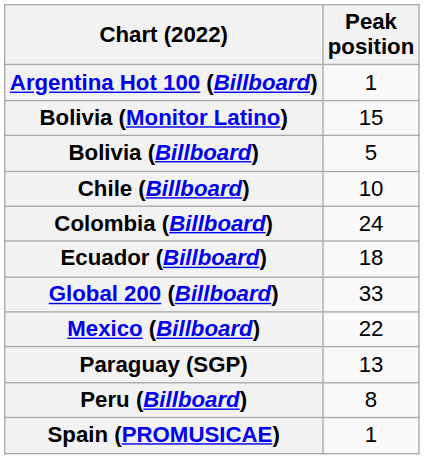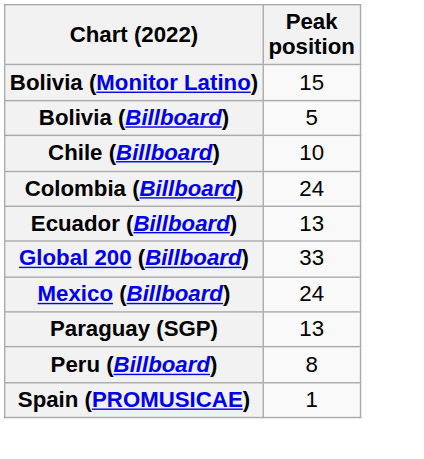- row: (164, 82)
(371, 258) 18 -> (312, 223) 13
(371, 329) 22 -> (312, 294) 24
